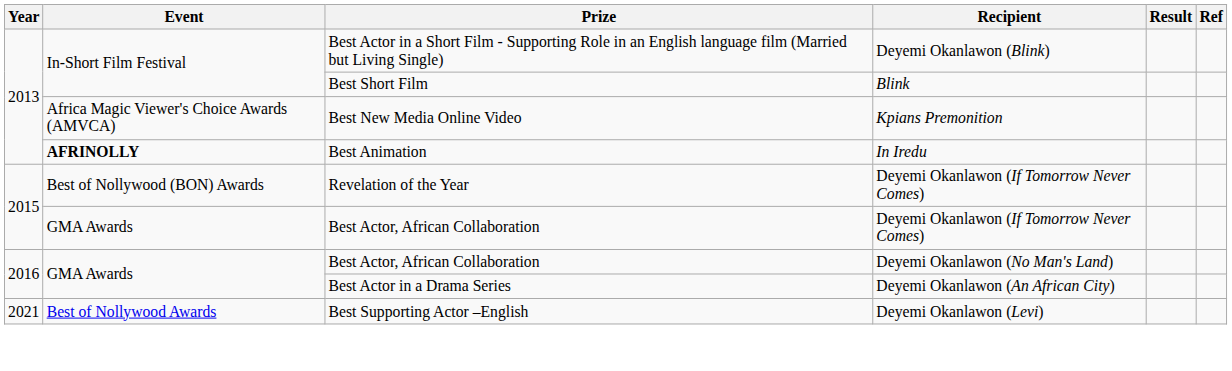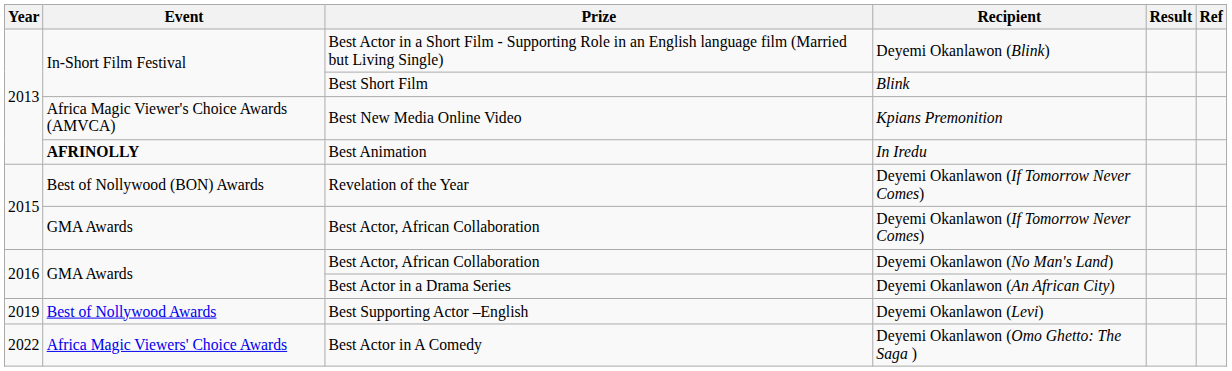(24, 311) 2021 -> (24, 311) 2019
+ row: (405, 344)
